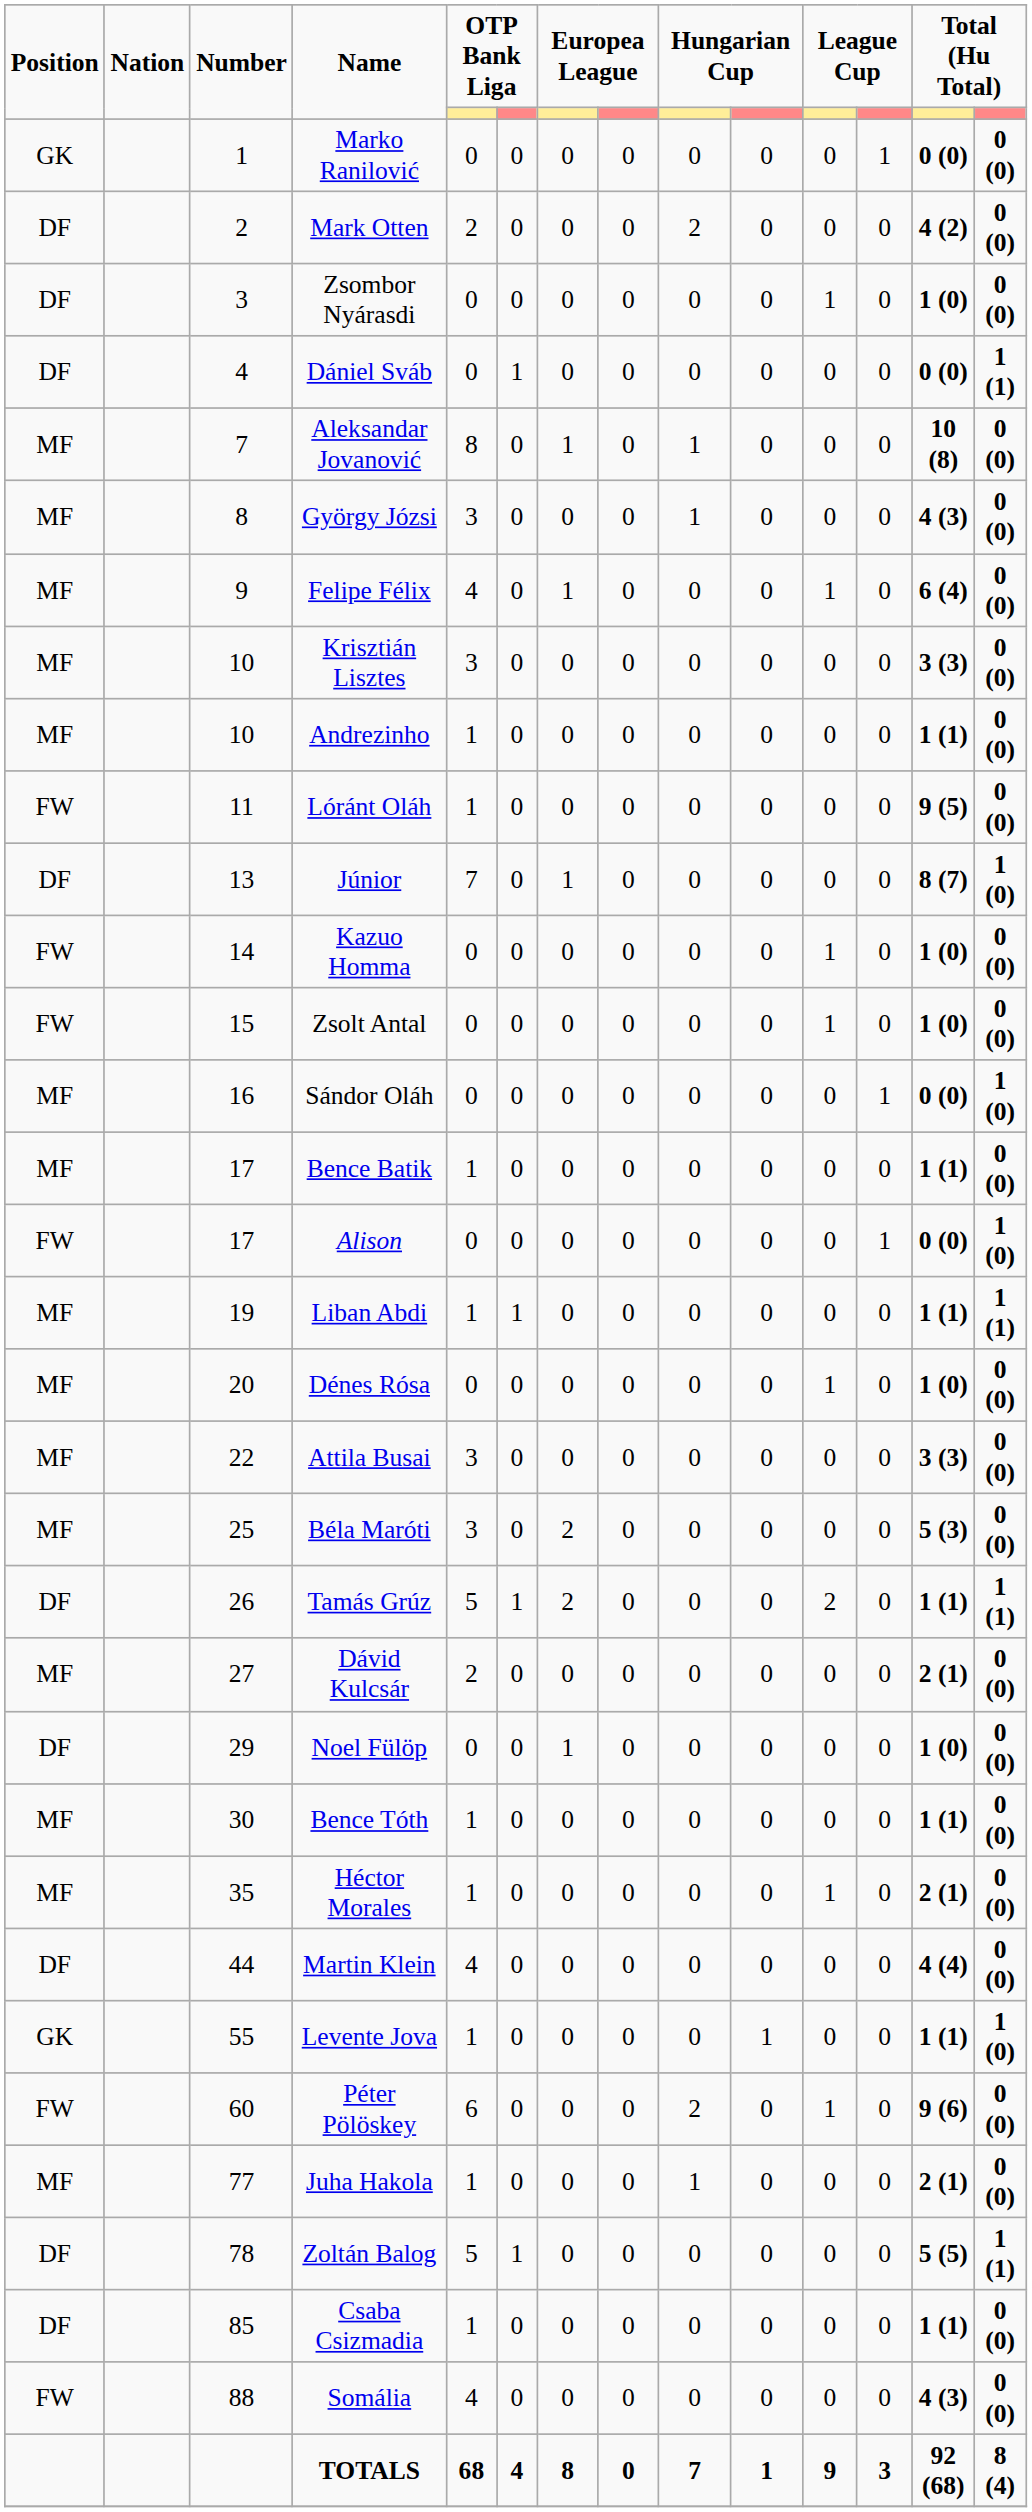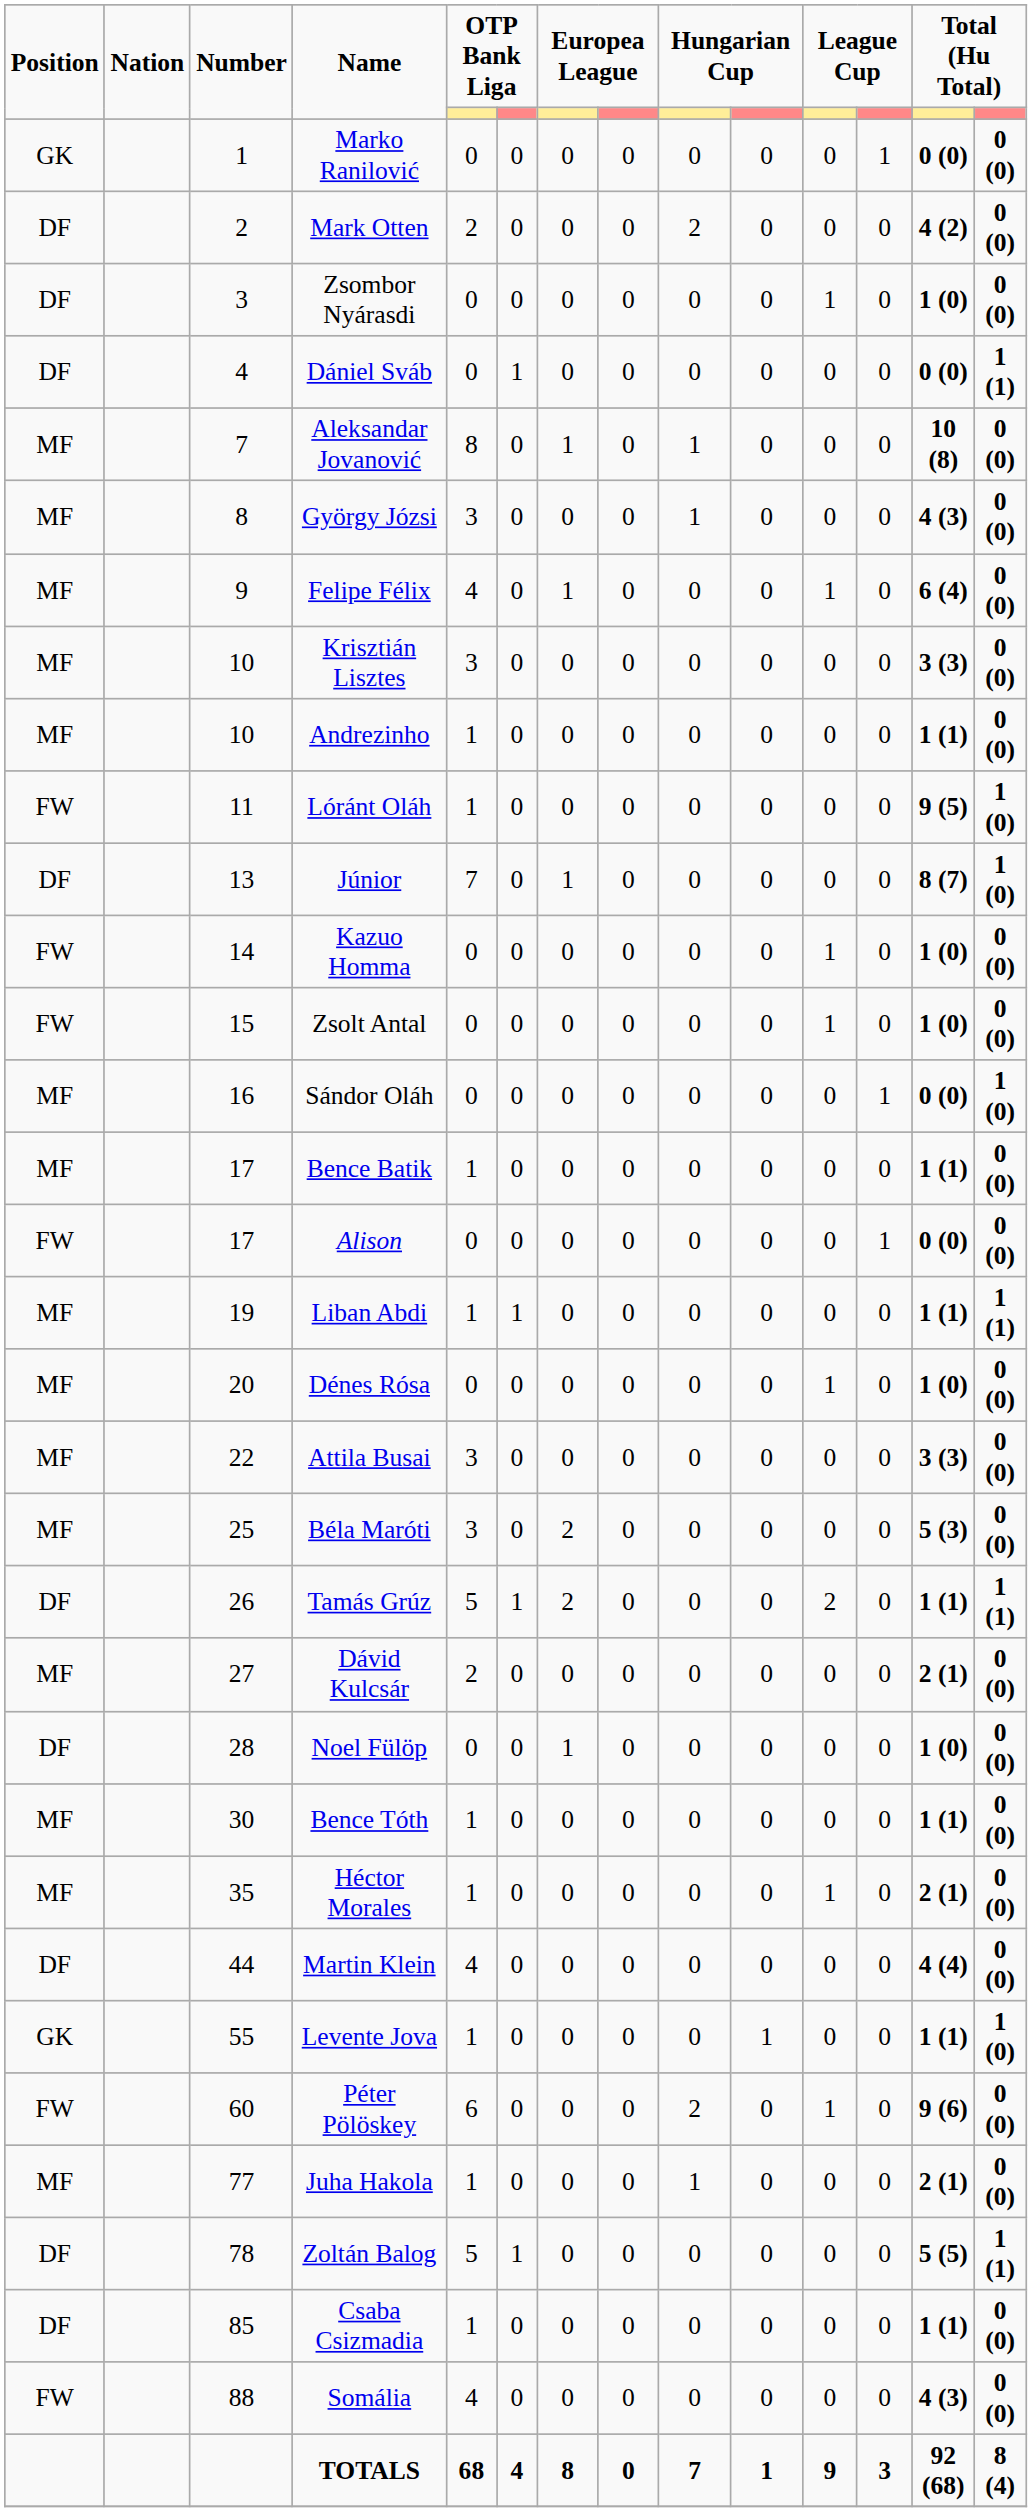(1000, 806) 0 (0) -> (1000, 806) 1 (0)
(1000, 1240) 1 (0) -> (1000, 1240) 0 (0)
(242, 1746) 29 -> (242, 1746) 28
